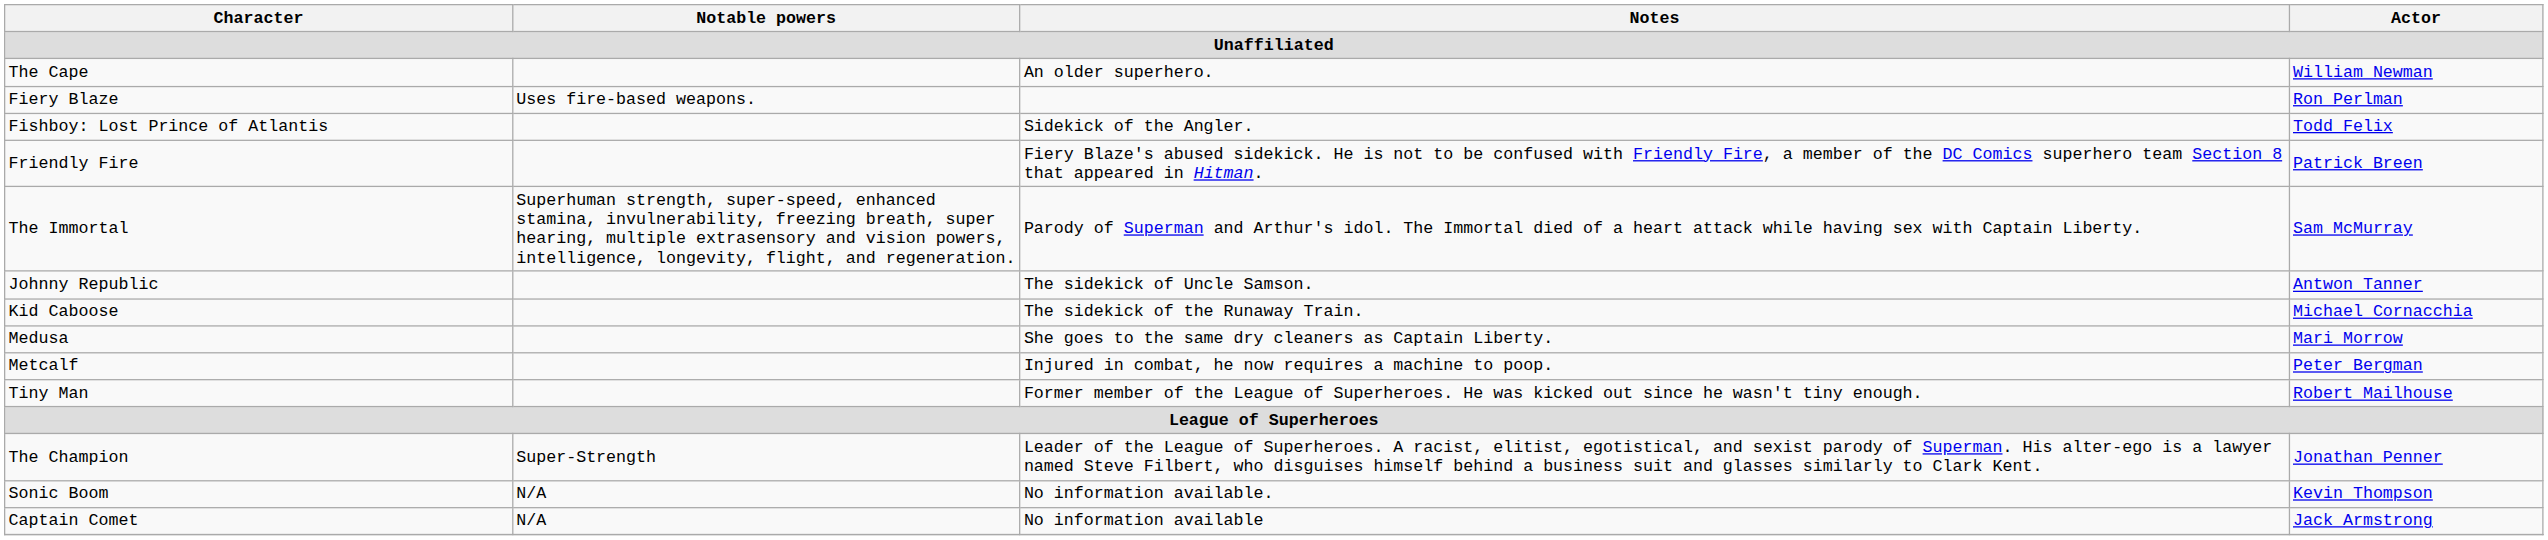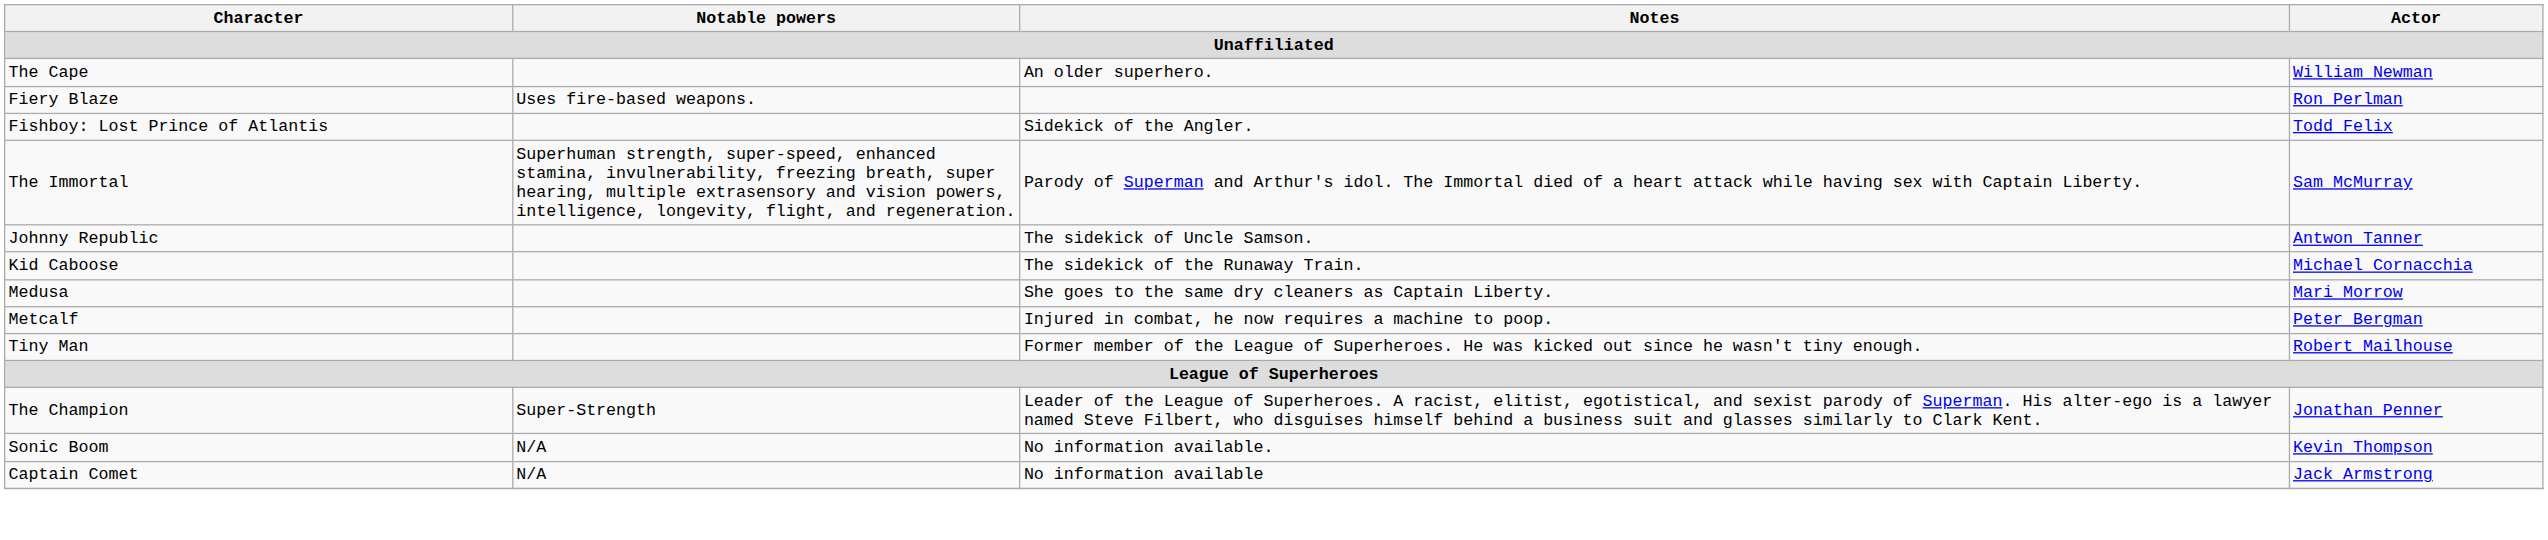- row: (74, 163)
